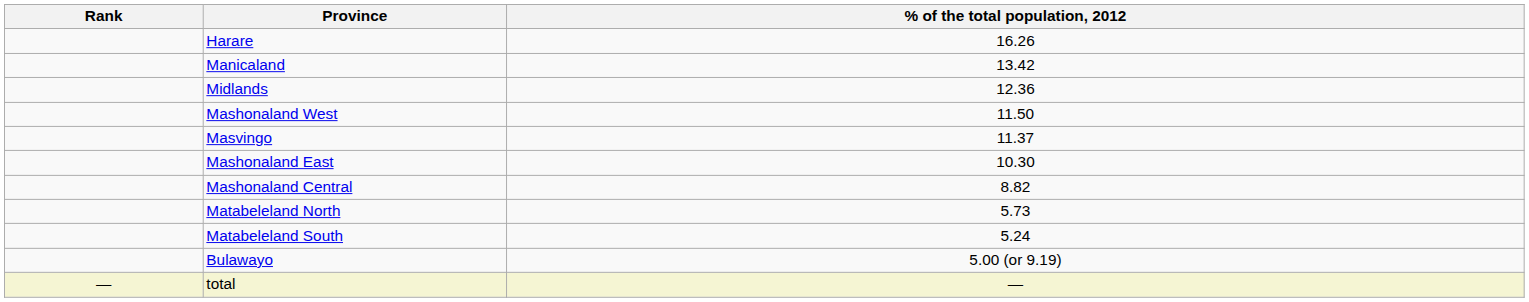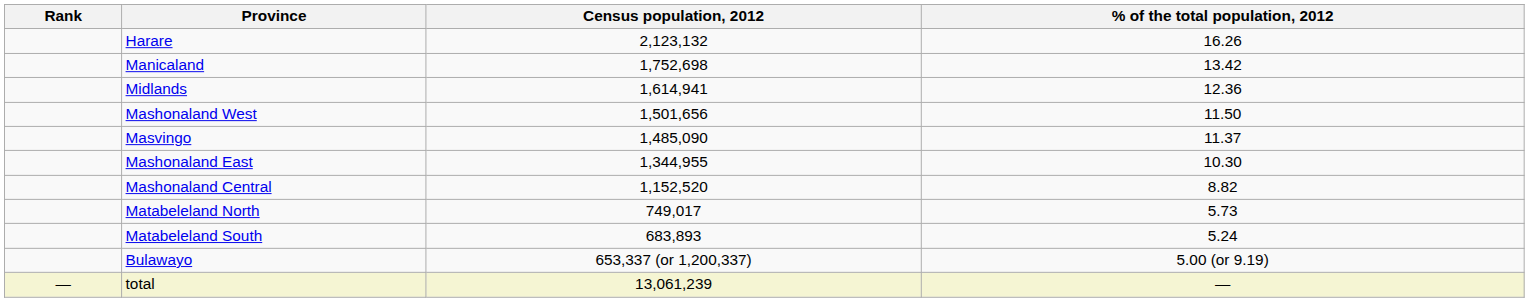+ column: (674, 16)
